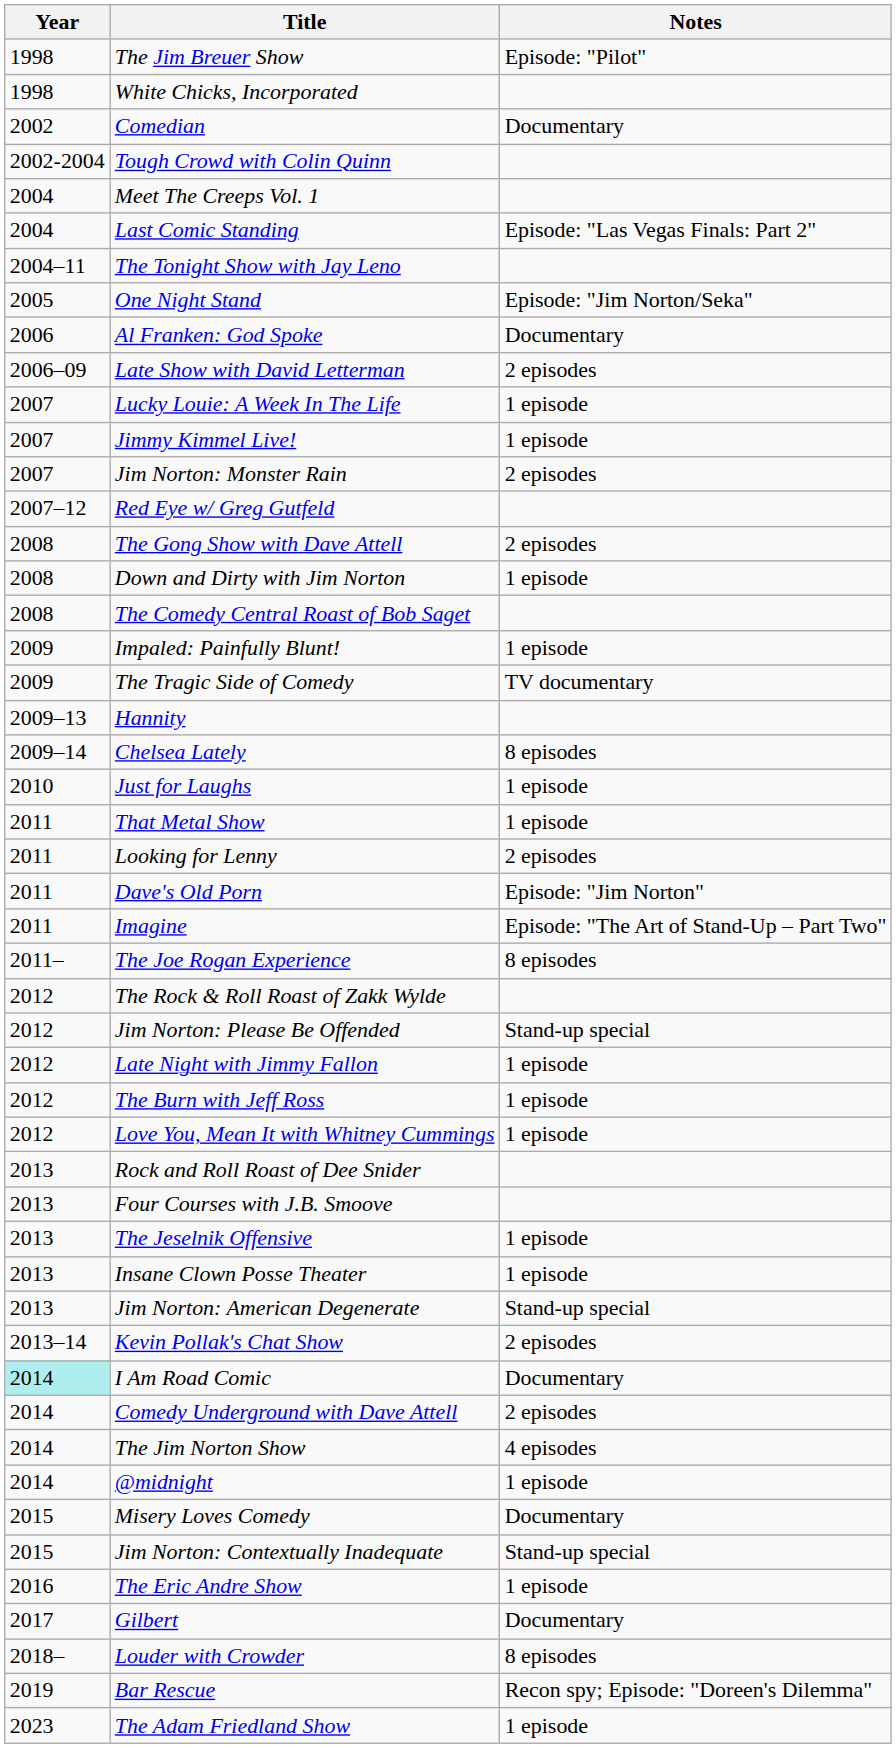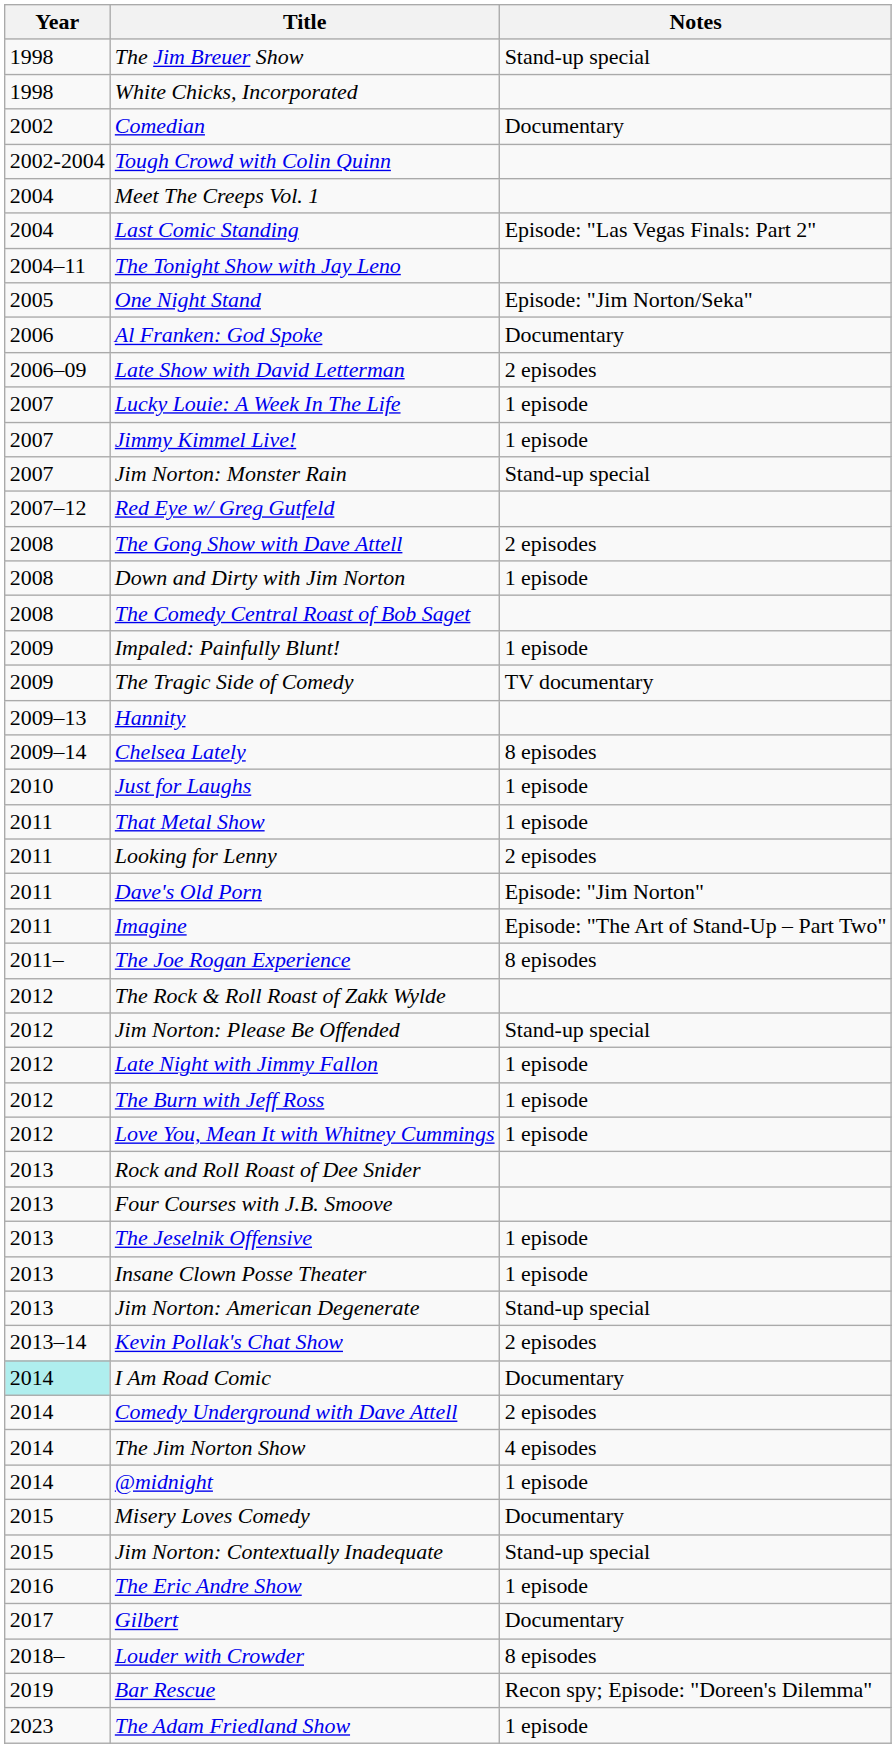(575, 56) Episode: "Pilot" -> (577, 56) Stand-up special
(551, 473) 2 episodes -> (577, 473) Stand-up special
